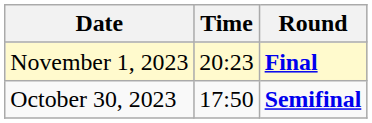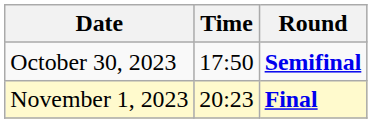rows swapped: (93, 99) <-> (99, 61)
